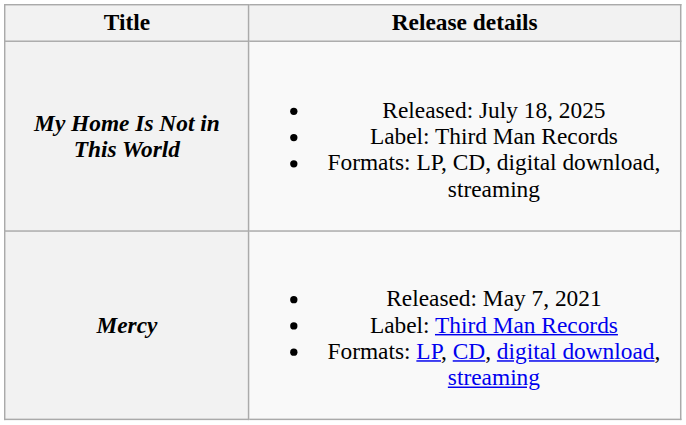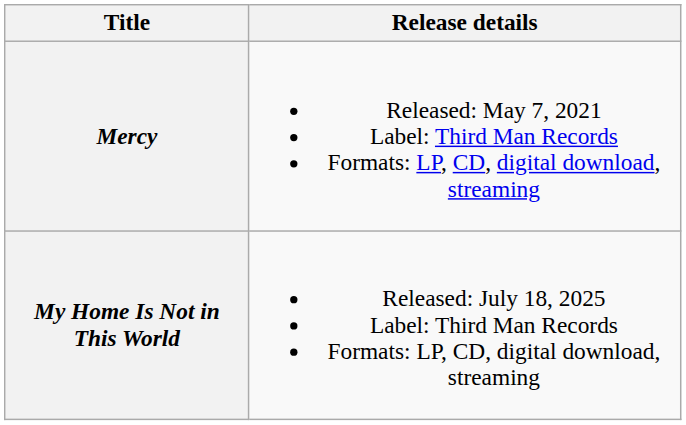rows swapped: (127, 324) <-> (127, 135)
